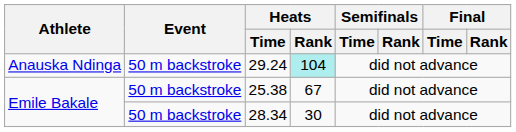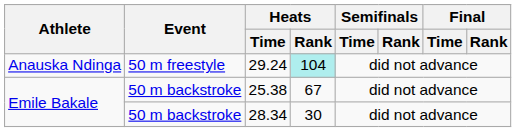(185, 66) 50 m backstroke -> (177, 66) 50 m freestyle
